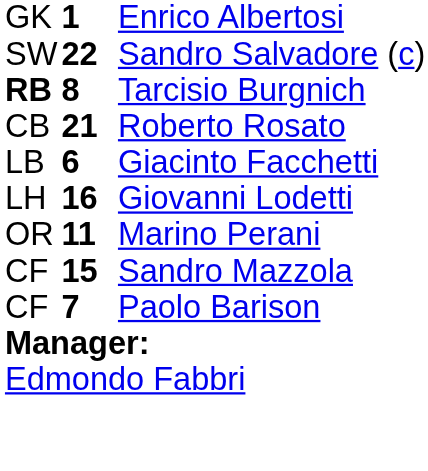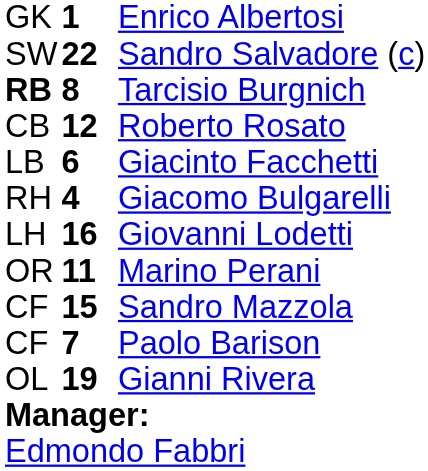(80, 126) 21 -> (80, 126) 12
+ row: (254, 198)
+ row: (216, 379)
